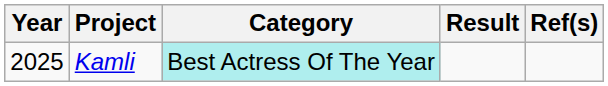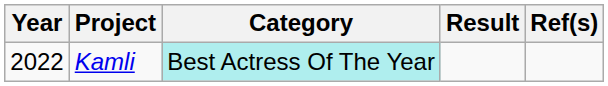(37, 61) 2025 -> (37, 61) 2022
